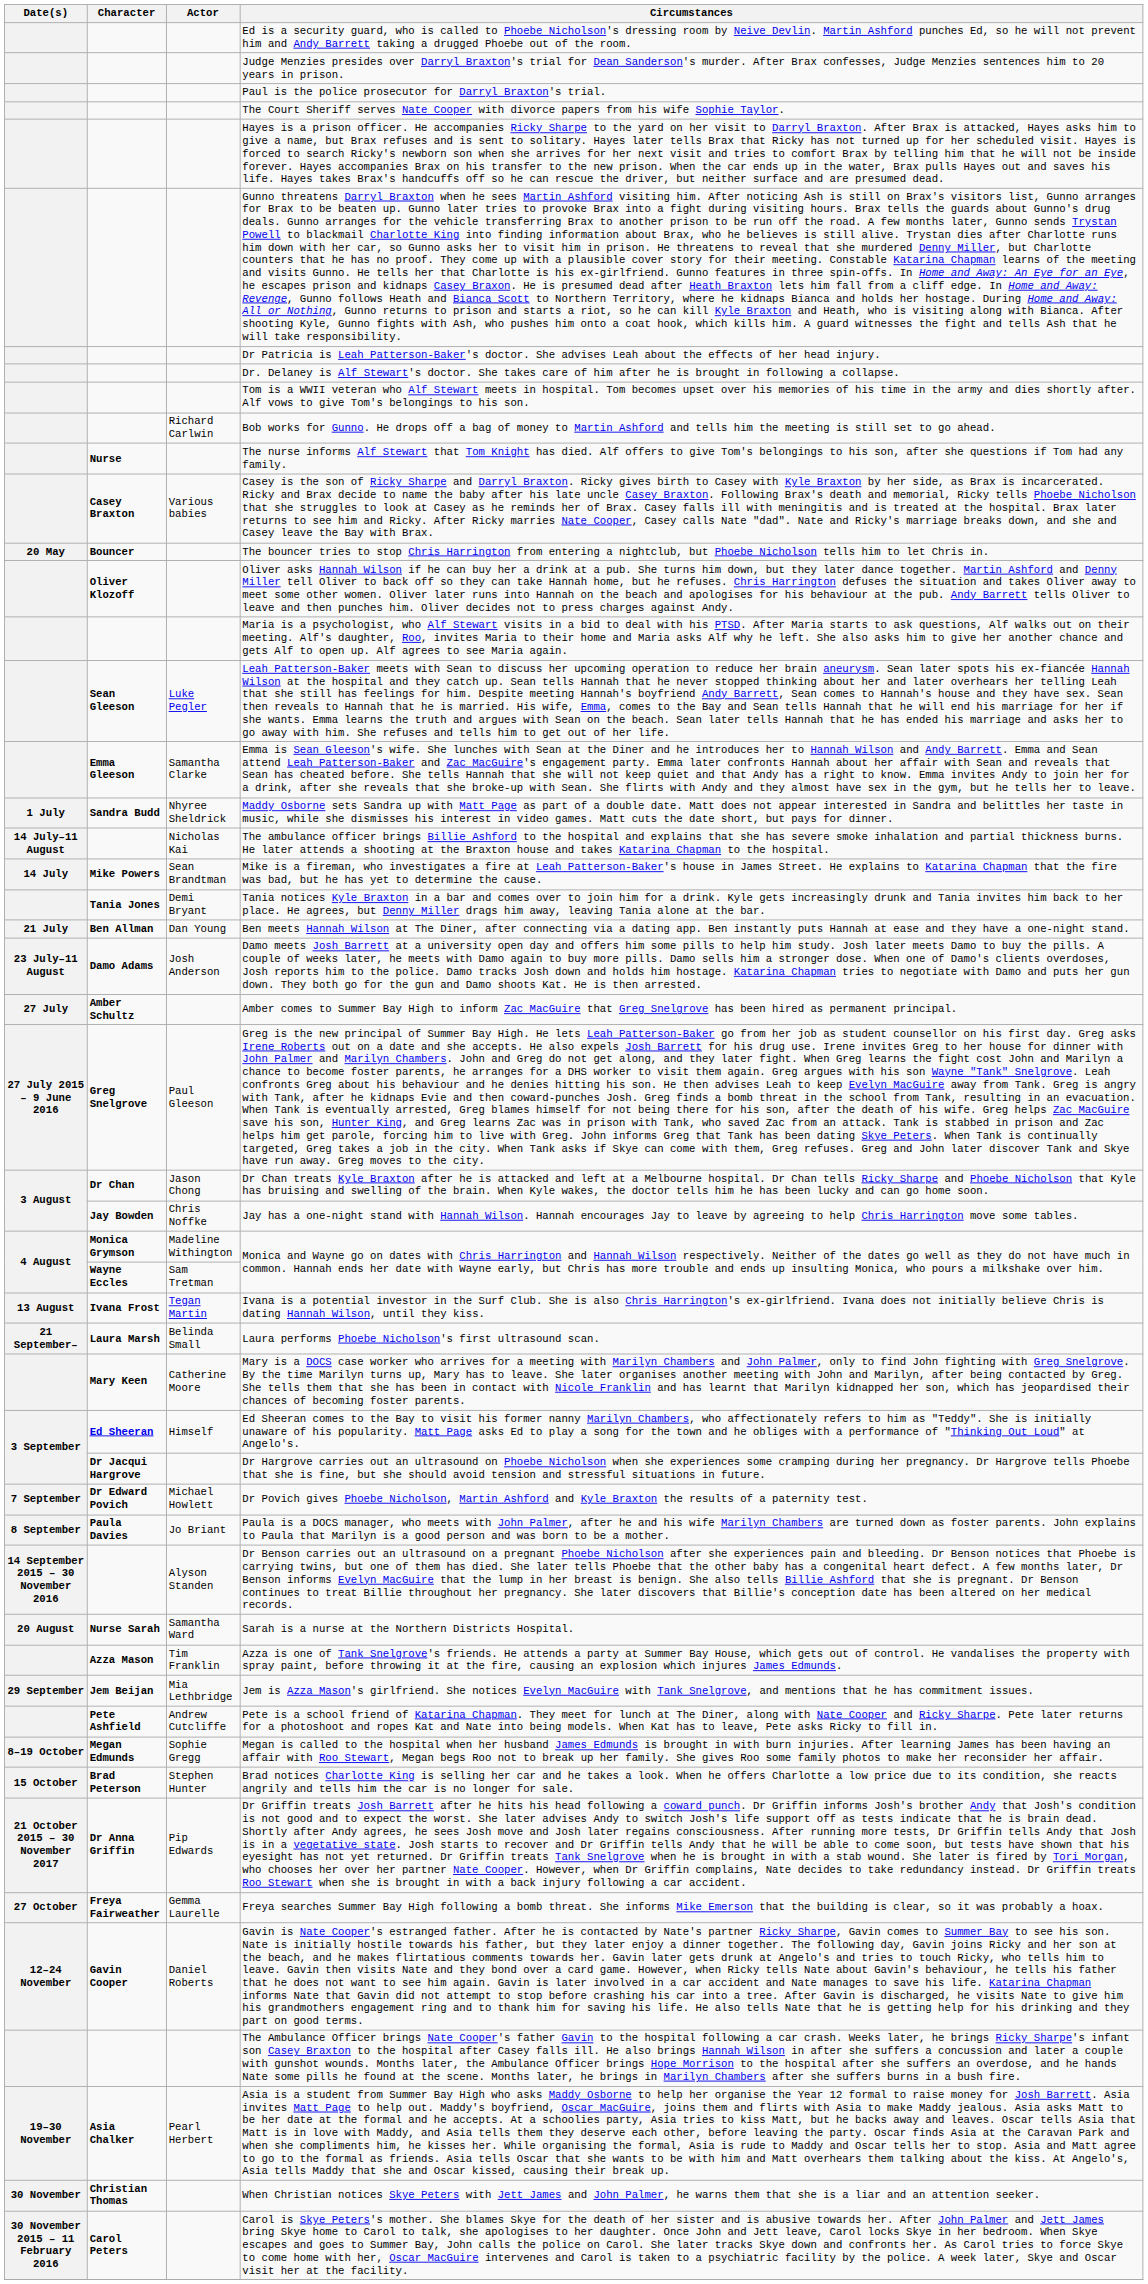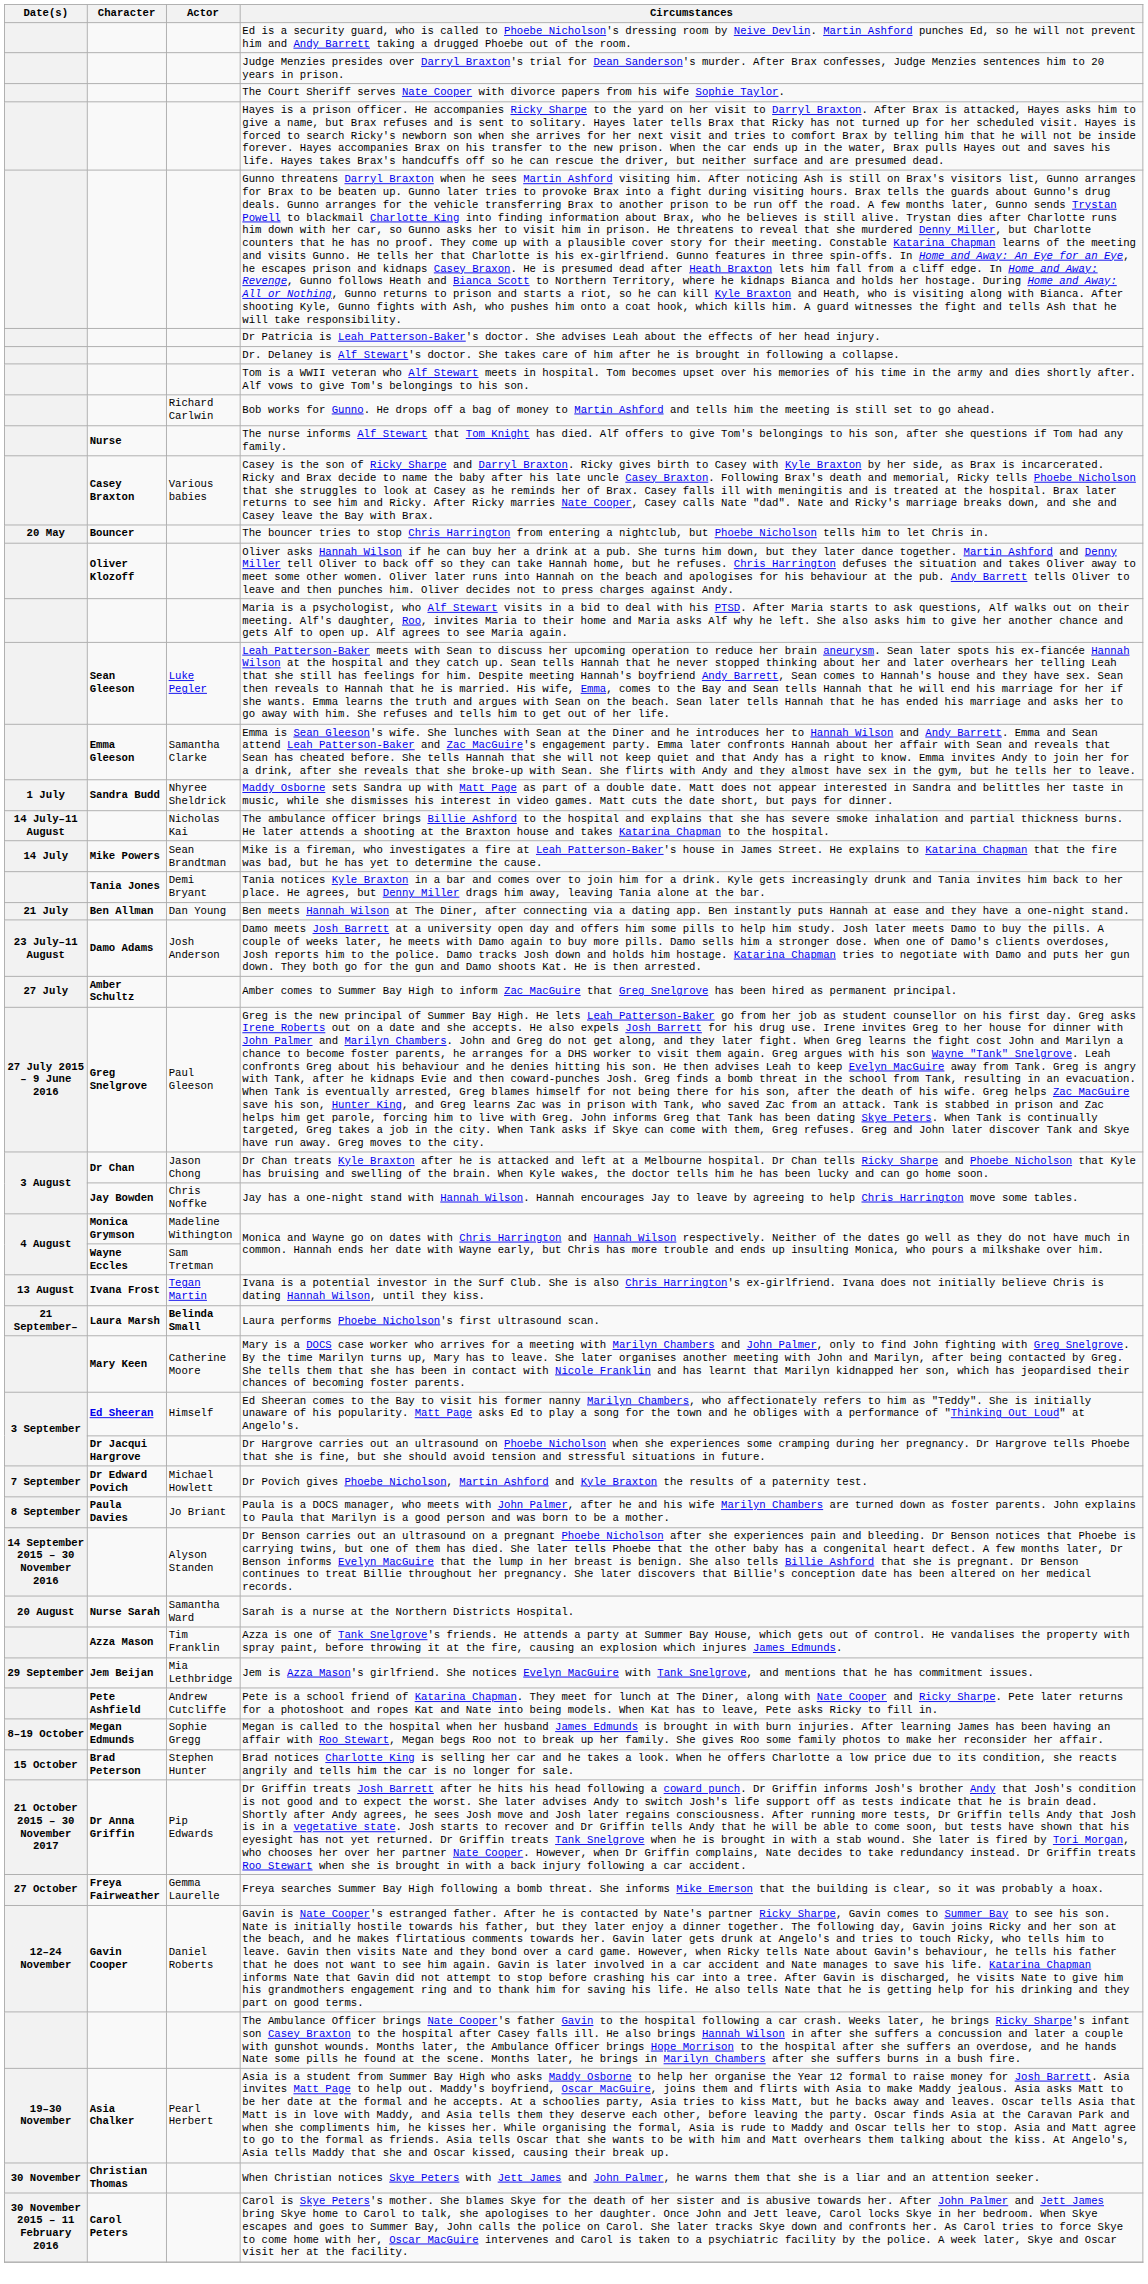- row: (127, 92)
(191, 1338) normal -> (191, 1320) bold
